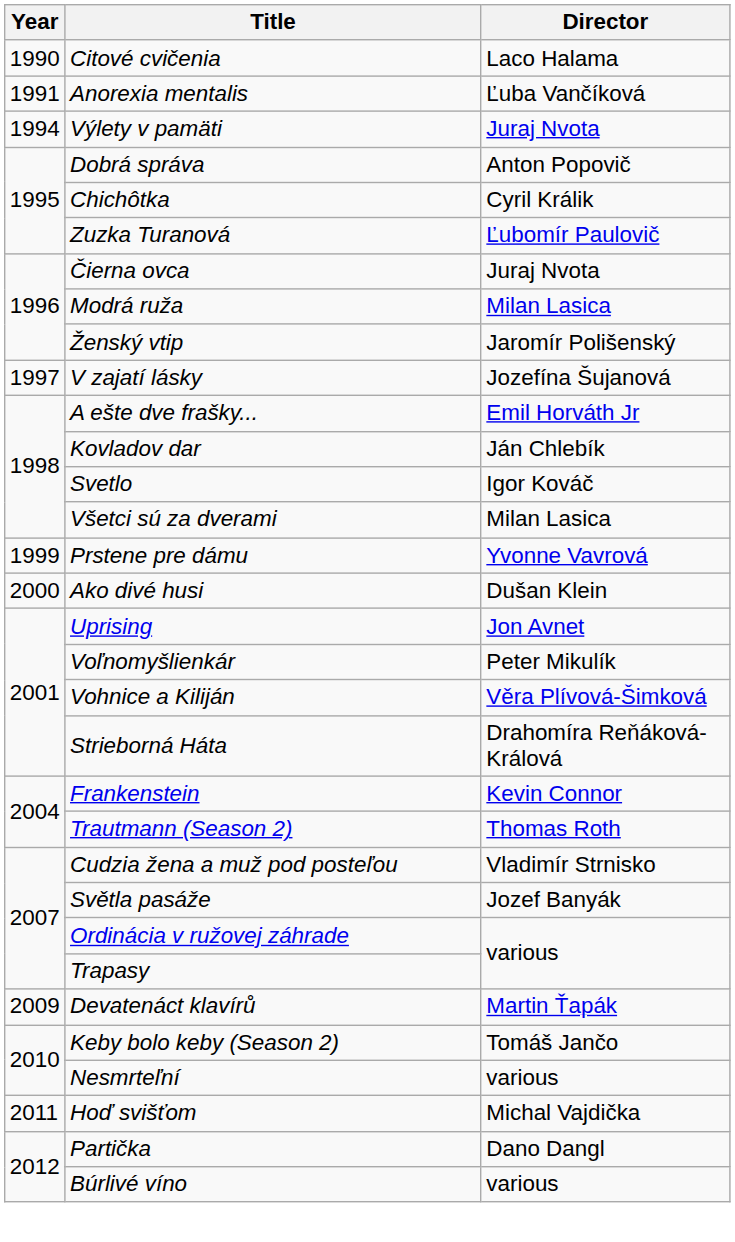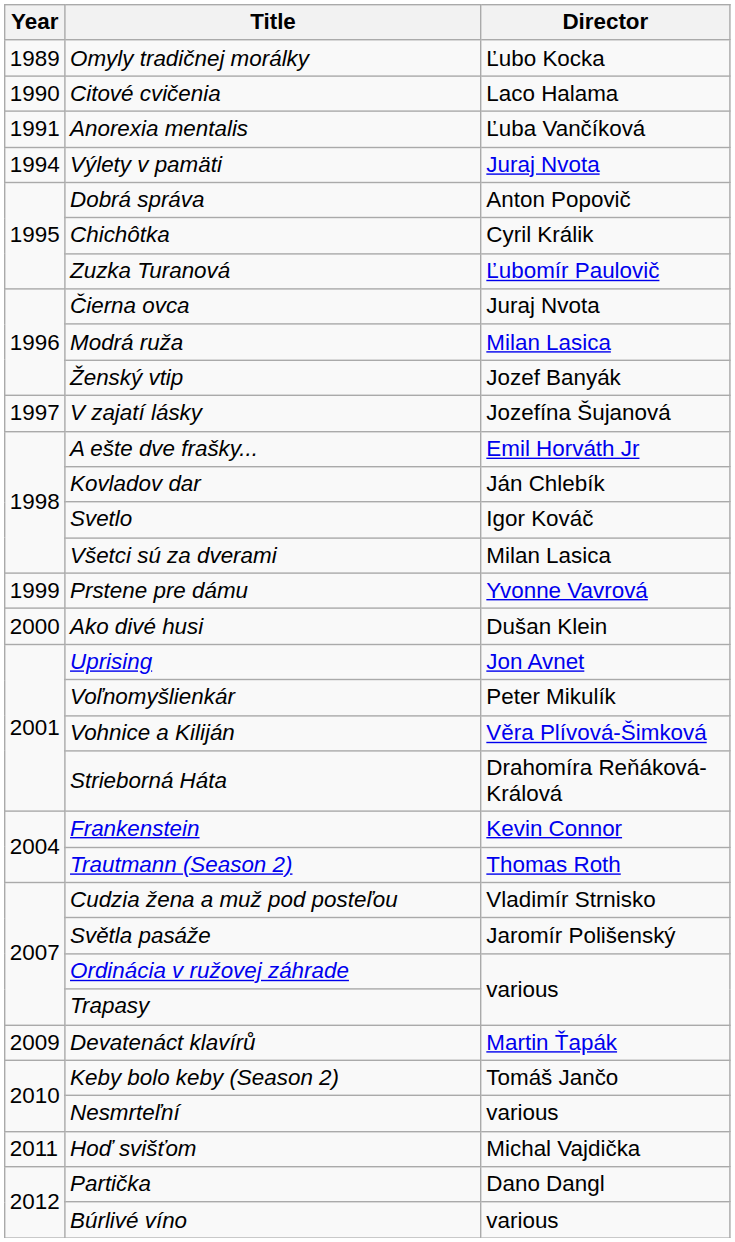+ row: (190, 57)
(581, 341) Jaromír Polišenský -> (554, 377) Jozef Banyák
(554, 900) Jozef Banyák -> (581, 935) Jaromír Polišenský
